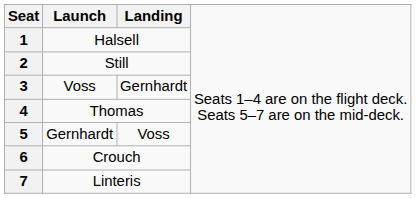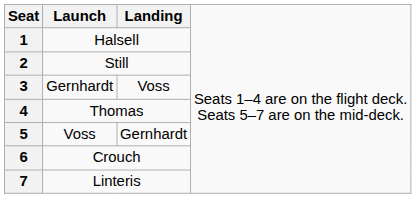(80, 87) Voss -> (80, 87) Gernhardt
(154, 87) Gernhardt -> (154, 87) Voss
(80, 134) Gernhardt -> (80, 134) Voss
(154, 134) Voss -> (154, 134) Gernhardt
